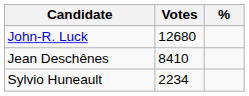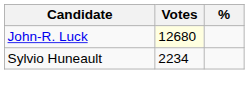(177, 36) no background -> (177, 36) lightyellow background
- row: (58, 58)
